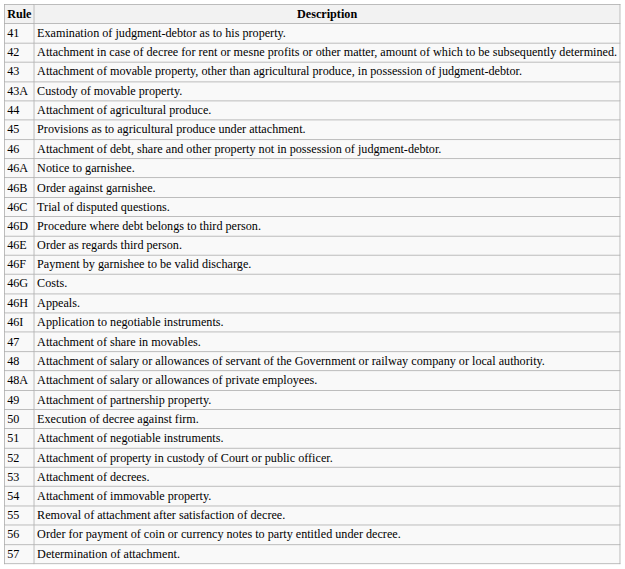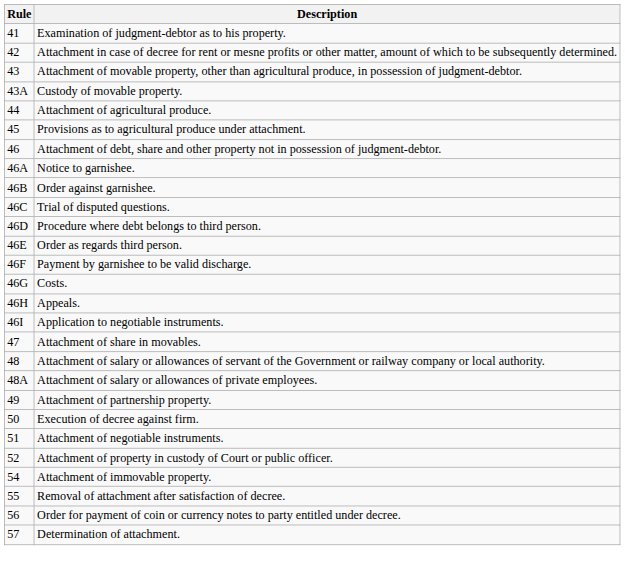- row: (93, 476)
